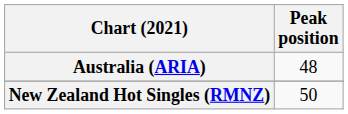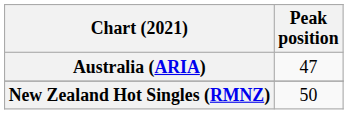(308, 66) 48 -> (308, 66) 47
